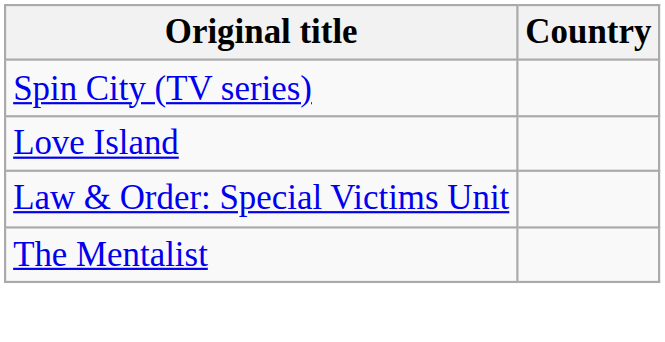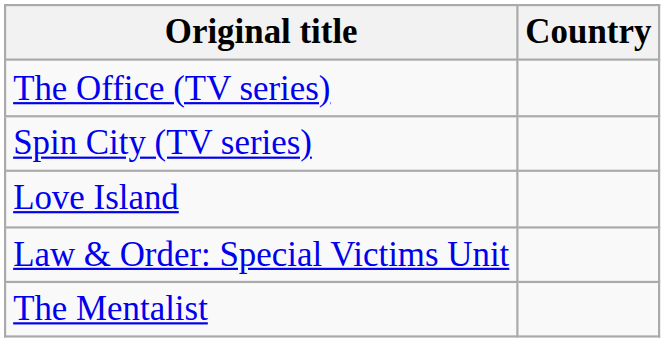+ row: (172, 87)
